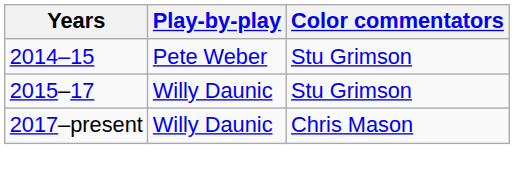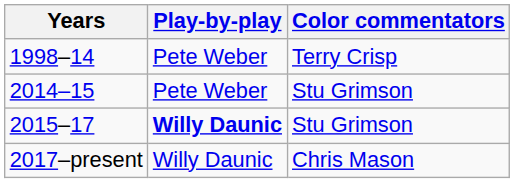+ row: (52, 56)
(213, 90) normal -> (217, 125) bold
